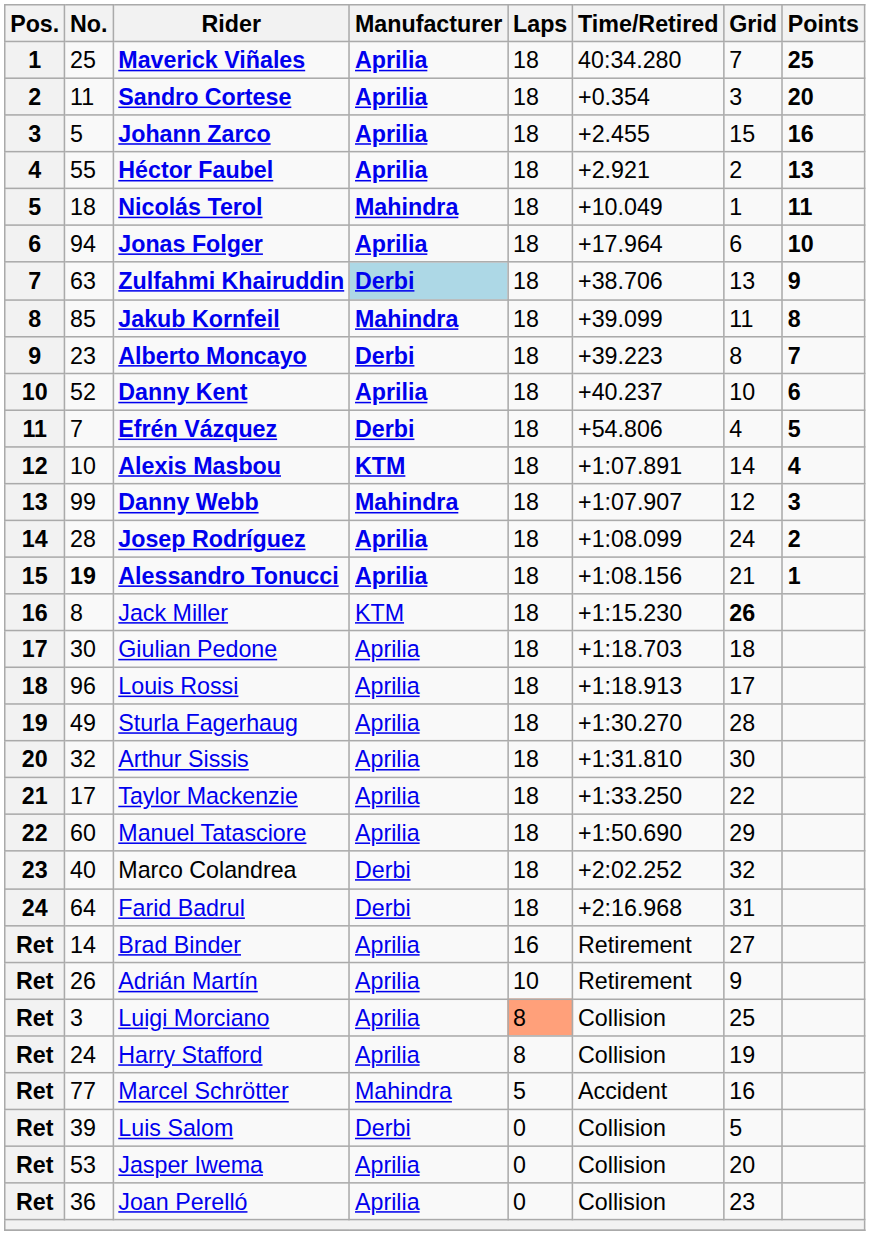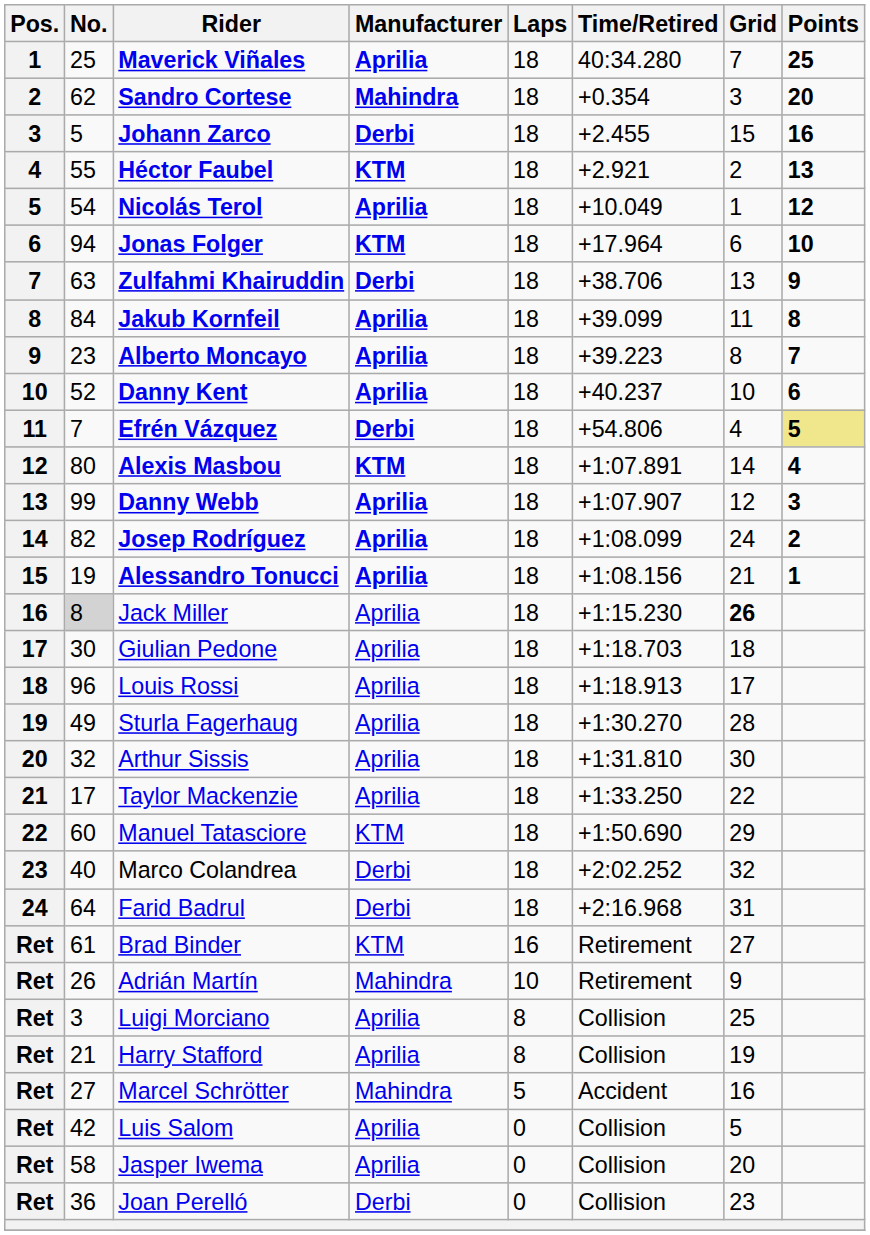(82, 97) 11 -> (83, 97) 62
(391, 97) Aprilia -> (407, 97) Mahindra
(391, 134) Aprilia -> (385, 134) Derbi
(391, 171) Aprilia -> (380, 171) KTM
(83, 207) 18 -> (83, 207) 54
(407, 207) Mahindra -> (391, 207) Aprilia
(800, 207) 11 -> (801, 207) 12
(391, 244) Aprilia -> (380, 244) KTM
(385, 281) lightblue background -> (385, 281) no background
(83, 318) 85 -> (83, 318) 84
(407, 318) Mahindra -> (391, 318) Aprilia
(385, 355) Derbi -> (391, 355) Aprilia
(794, 428) no background -> (794, 428) khaki background
(83, 465) 10 -> (83, 465) 80
(407, 502) Mahindra -> (391, 502) Aprilia
(83, 539) 28 -> (83, 539) 82
(83, 576) bold -> (83, 576) normal
(77, 612) no background -> (77, 612) lightgrey background
(380, 612) KTM -> (387, 612) Aprilia
(387, 833) Aprilia -> (380, 833) KTM
(83, 944) 14 -> (83, 944) 61
(387, 944) Aprilia -> (380, 944) KTM
(387, 981) Aprilia -> (403, 981) Mahindra
(520, 1017) lightsalmon background -> (520, 1017) no background
(83, 1054) 24 -> (83, 1054) 21
(83, 1091) 77 -> (83, 1091) 27
(83, 1128) 39 -> (83, 1128) 42
(383, 1128) Derbi -> (387, 1128) Aprilia
(83, 1165) 53 -> (83, 1165) 58
(387, 1201) Aprilia -> (383, 1201) Derbi
